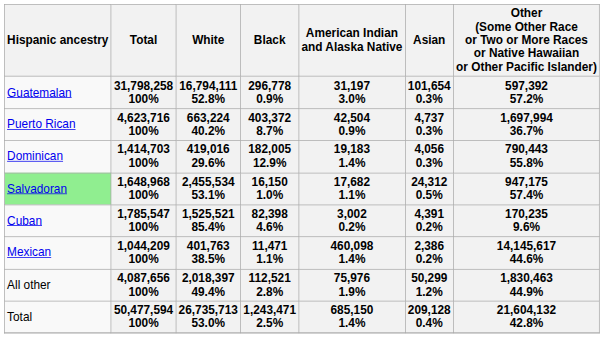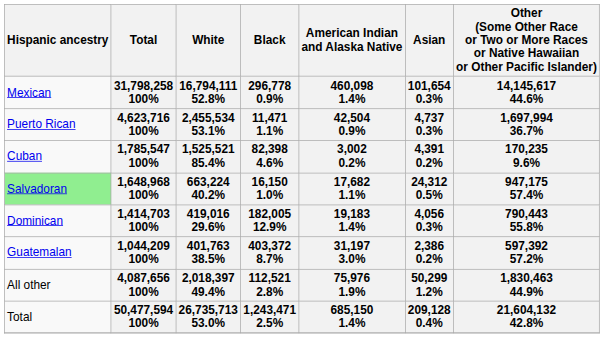(39, 92) Guatemalan -> (29, 92) Mexican
(352, 92) 31,197 3.0% -> (352, 92) 460,098 1.4%
(526, 92) 597,392 57.2% -> (526, 92) 14,145,617 44.6%
(208, 124) 663,224 40.2% -> (208, 124) 2,455,534 53.1%
(270, 124) 403,372 8.7% -> (270, 124) 11,471 1.1%
rows swapped: (144, 220) <-> (144, 156)
(208, 188) 2,455,534 53.1% -> (208, 188) 663,224 40.2%
(29, 253) Mexican -> (39, 253) Guatemalan
(270, 253) 11,471 1.1% -> (270, 253) 403,372 8.7%
(352, 253) 460,098 1.4% -> (352, 253) 31,197 3.0%
(526, 253) 14,145,617 44.6% -> (526, 253) 597,392 57.2%
